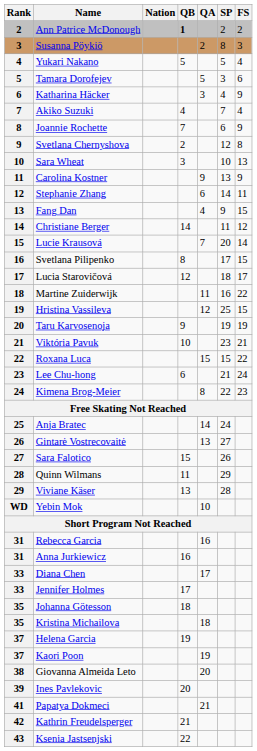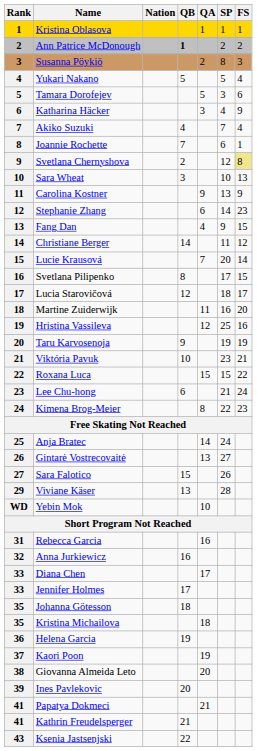+ row: (73, 29)
(240, 128) 9 -> (240, 144) 1
(240, 144) no background -> (240, 161) khaki background
(242, 194) 11 -> (242, 210) 23
(242, 293) 22 -> (242, 309) 20
(242, 309) 15 -> (242, 326) 16
- row: (69, 474)
(19, 557) 31 -> (19, 557) 32
(19, 639) 37 -> (19, 639) 36
(19, 721) 42 -> (19, 721) 41
